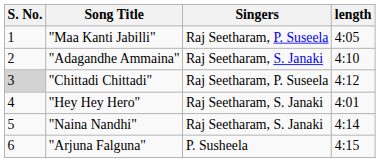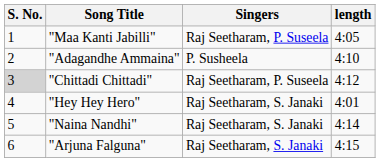(255, 59) Raj Seetharam, S. Janaki -> (217, 59) P. Susheela
(217, 146) P. Susheela -> (255, 146) Raj Seetharam, S. Janaki
